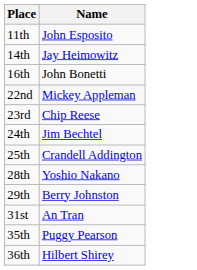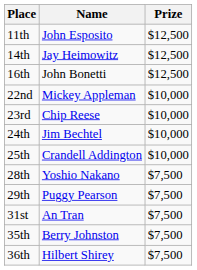+ column: (168, 14)
(80, 194) Berry Johnston -> (80, 194) Puggy Pearson
(80, 235) Puggy Pearson -> (80, 235) Berry Johnston
